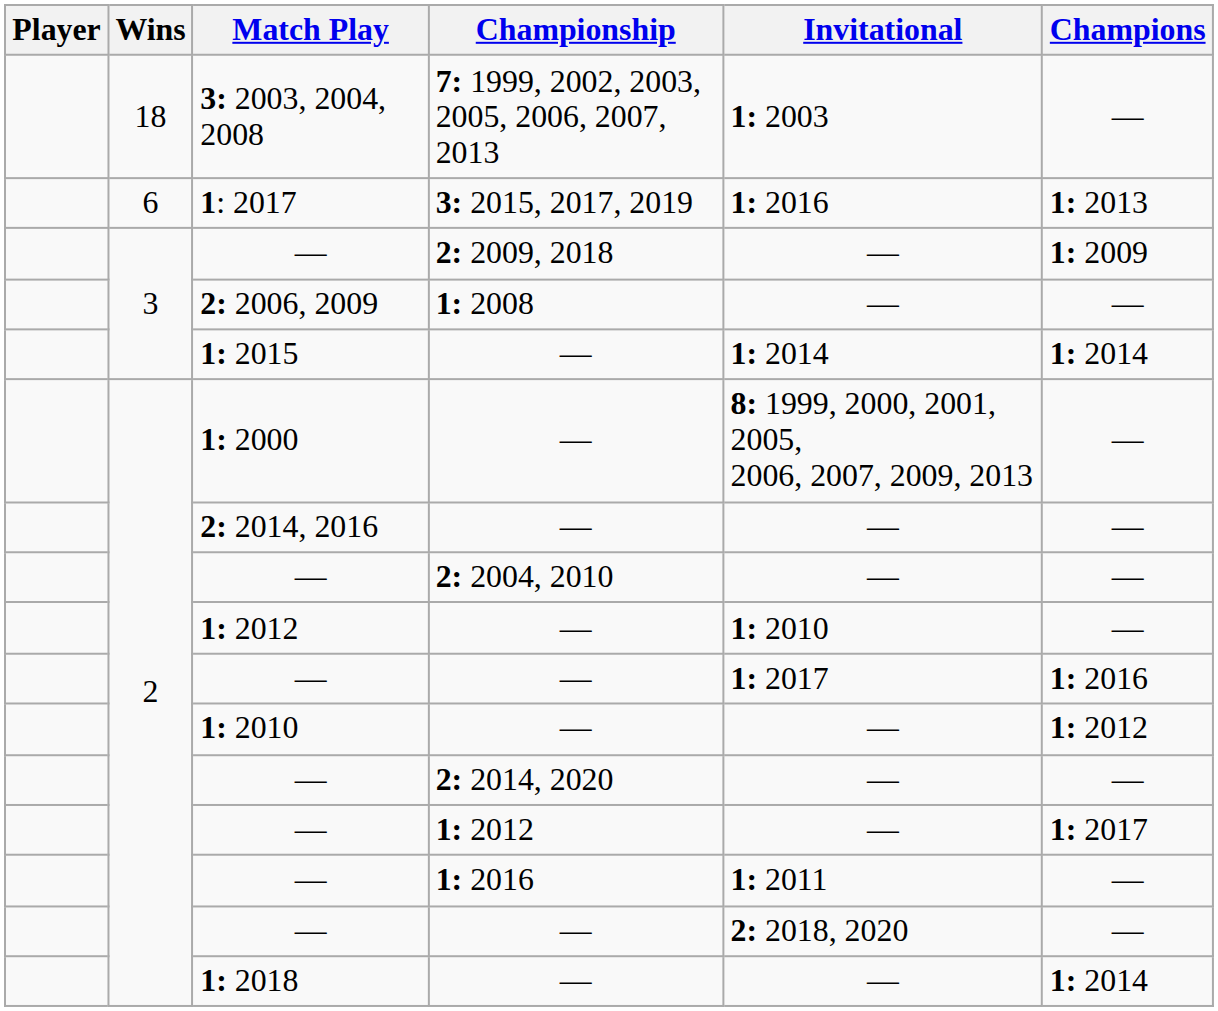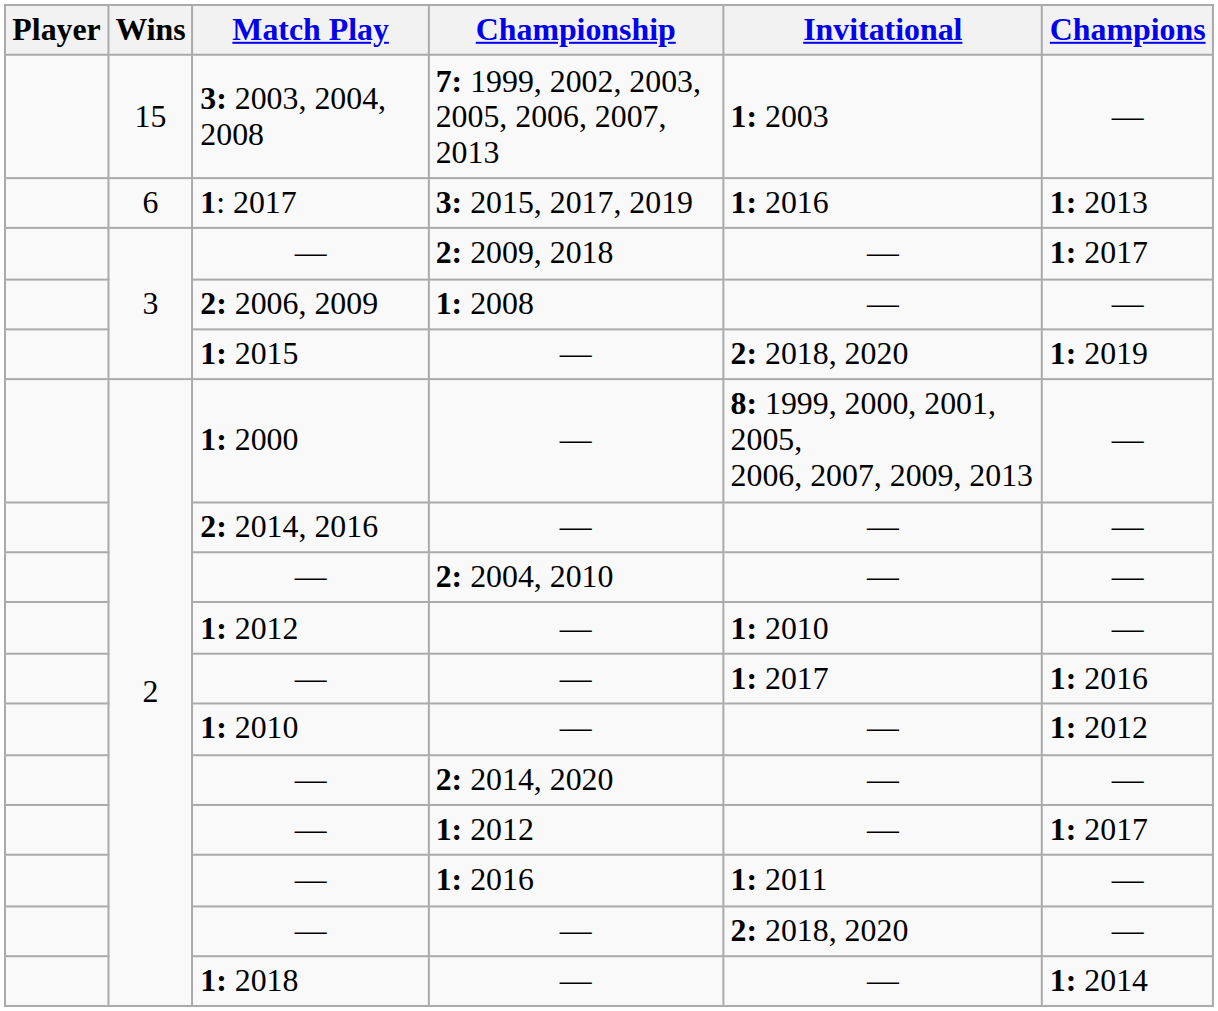(151, 116) 18 -> (151, 116) 15
(1099, 252) 1: 2009 -> (1099, 252) 1: 2017
(780, 353) 1: 2014 -> (819, 353) 2: 2018, 2020
(1099, 353) 1: 2014 -> (1099, 353) 1: 2019
